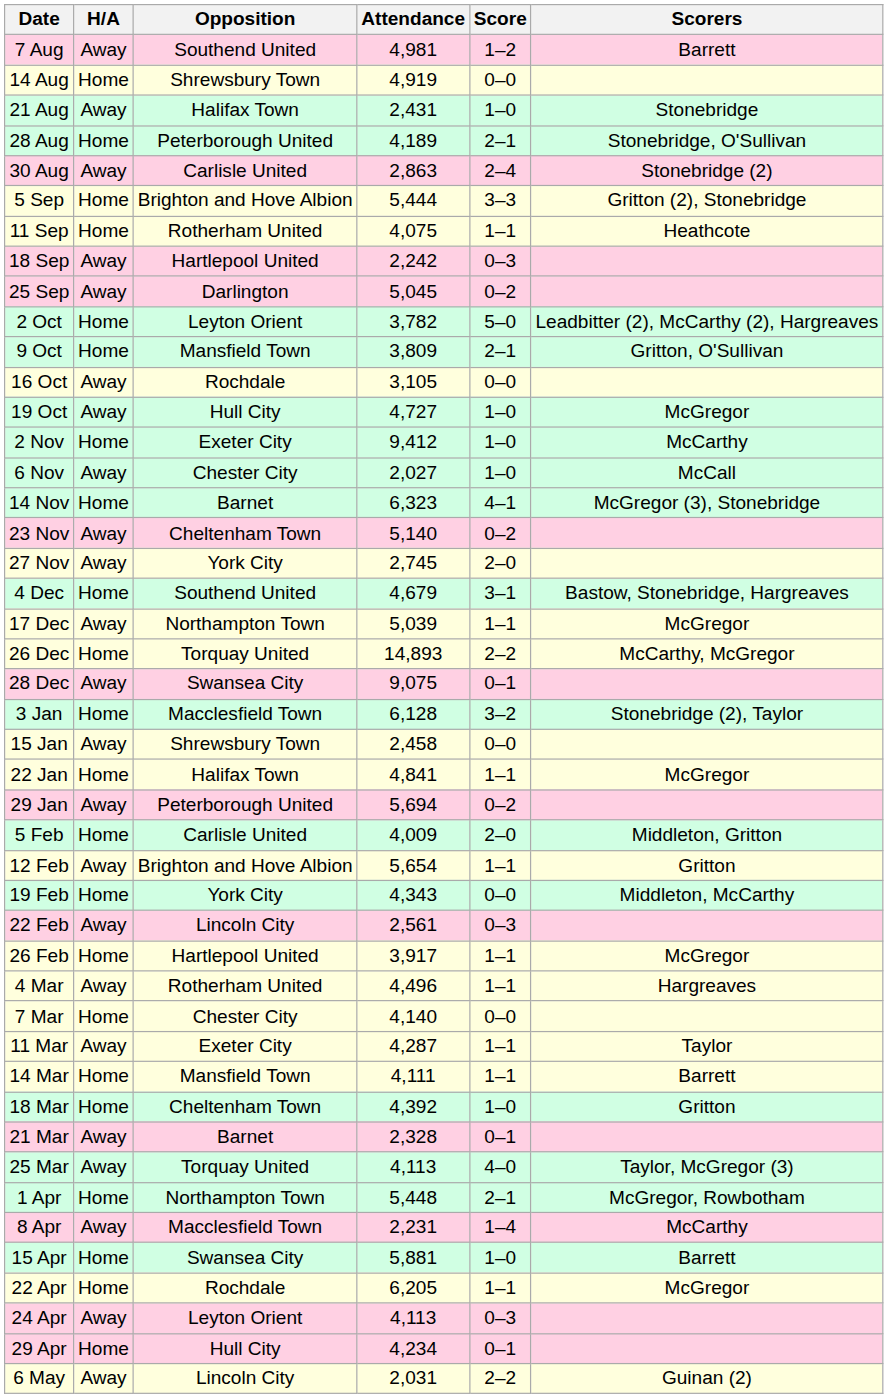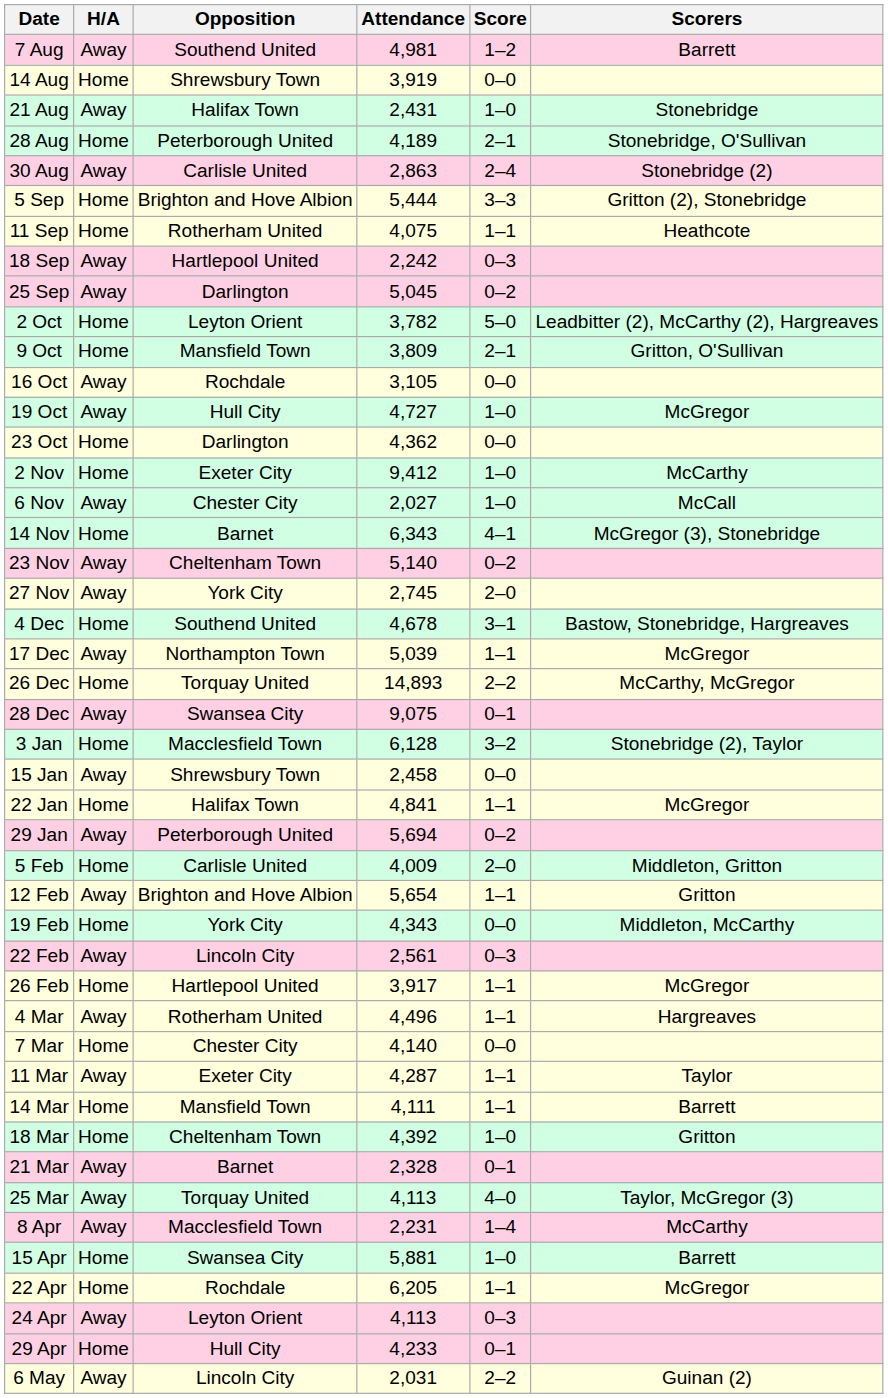(413, 79) 4,919 -> (413, 79) 3,919
+ row: (39, 442)
(413, 502) 6,323 -> (413, 532) 6,343
(413, 593) 4,679 -> (413, 623) 4,678
- row: (39, 1197)
(413, 1348) 4,234 -> (413, 1348) 4,233
